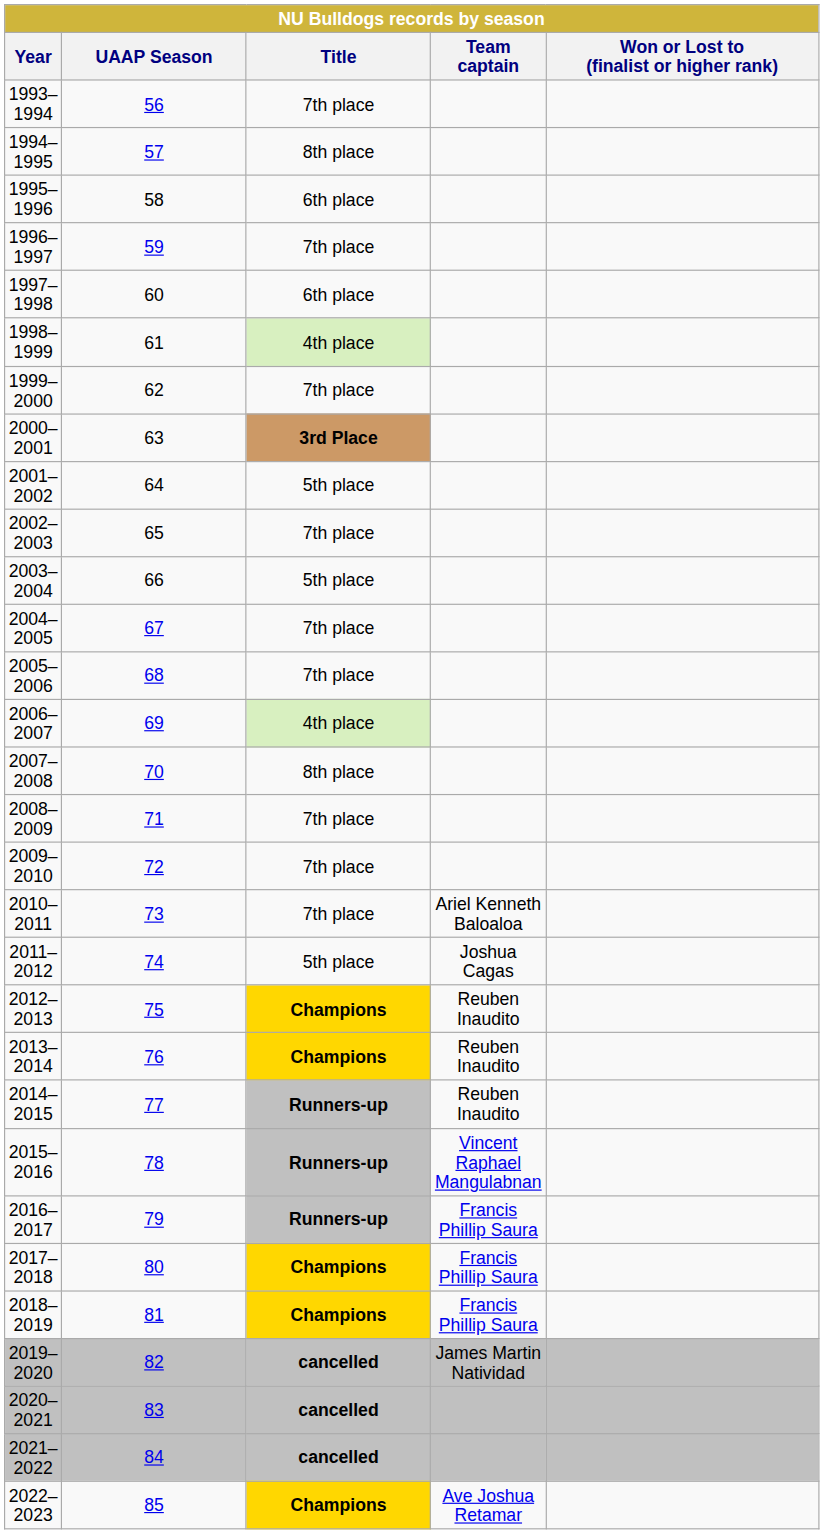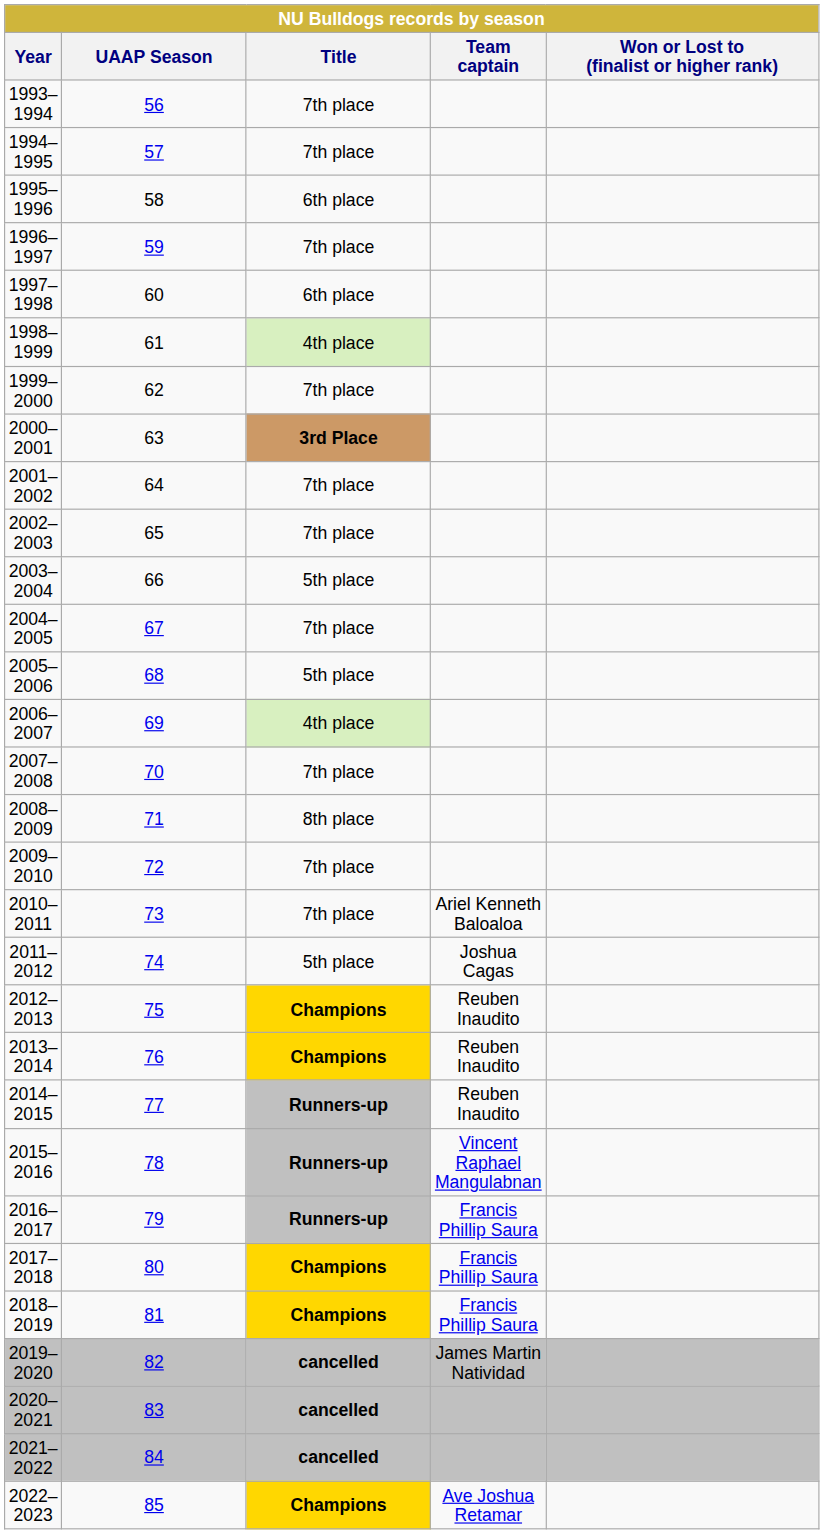(339, 152) 8th place -> (339, 152) 7th place
(339, 485) 5th place -> (339, 485) 7th place
(339, 676) 7th place -> (339, 676) 5th place
(339, 771) 8th place -> (339, 771) 7th place
(339, 819) 7th place -> (339, 819) 8th place
